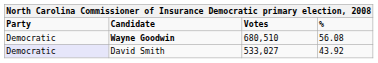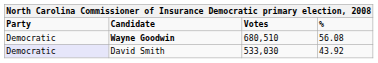(261, 51) 533,027 -> (261, 51) 533,030
